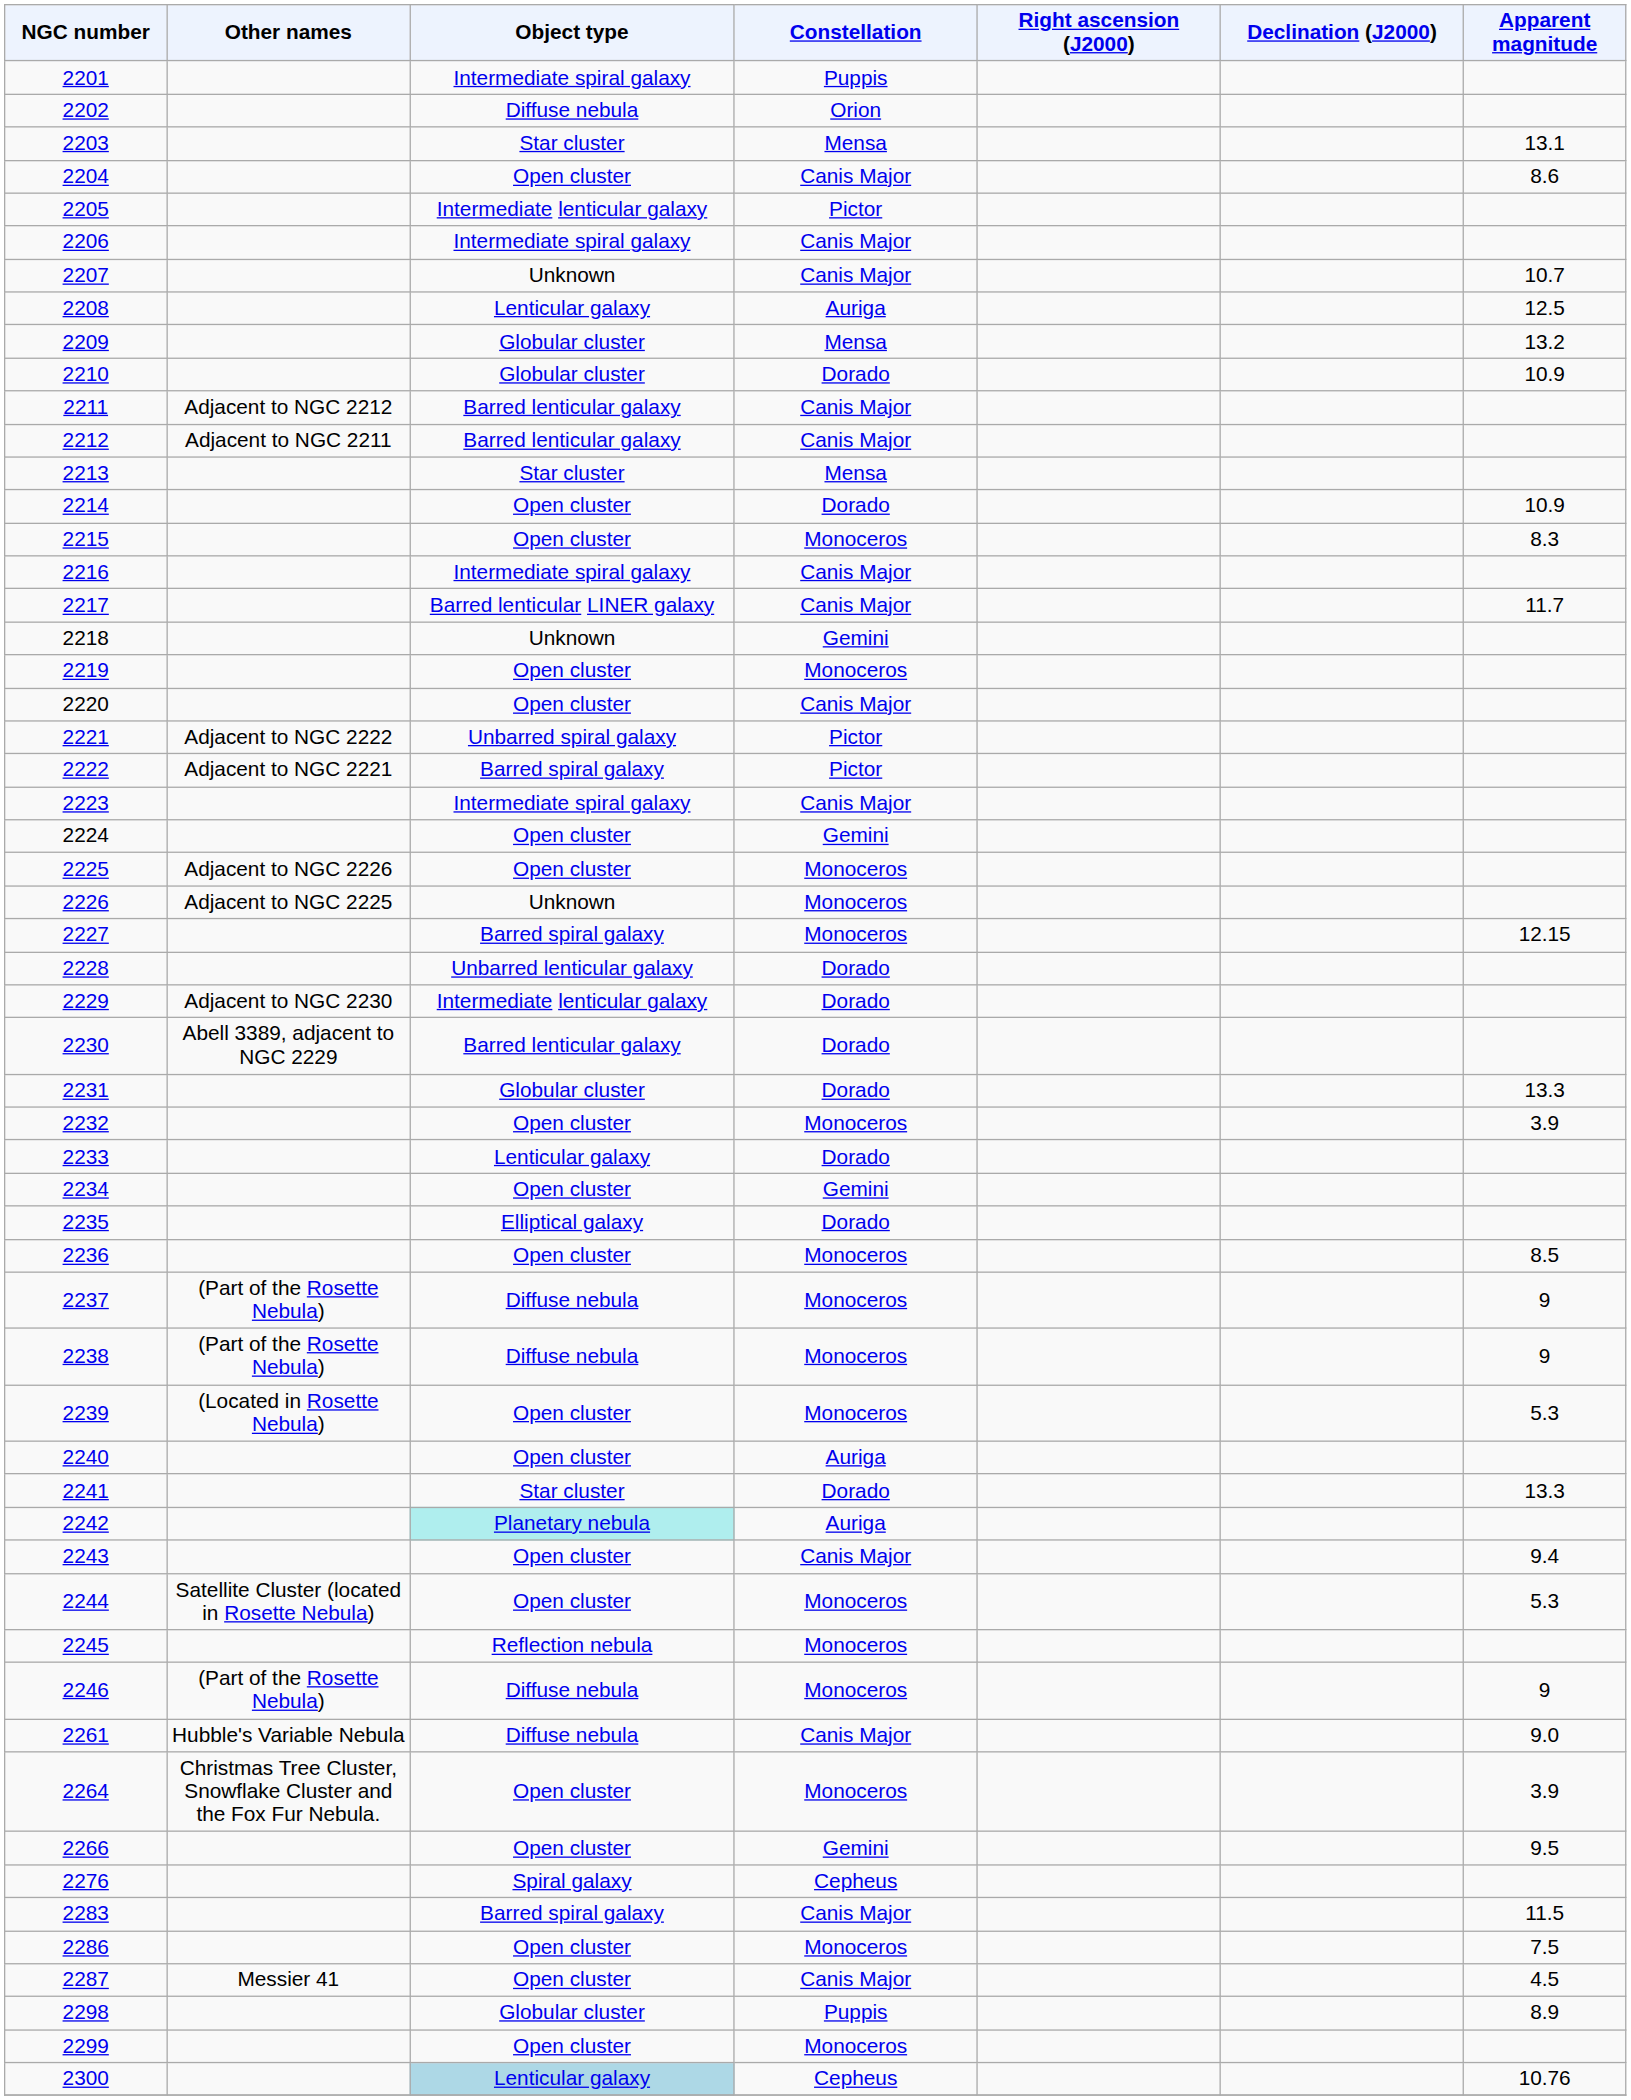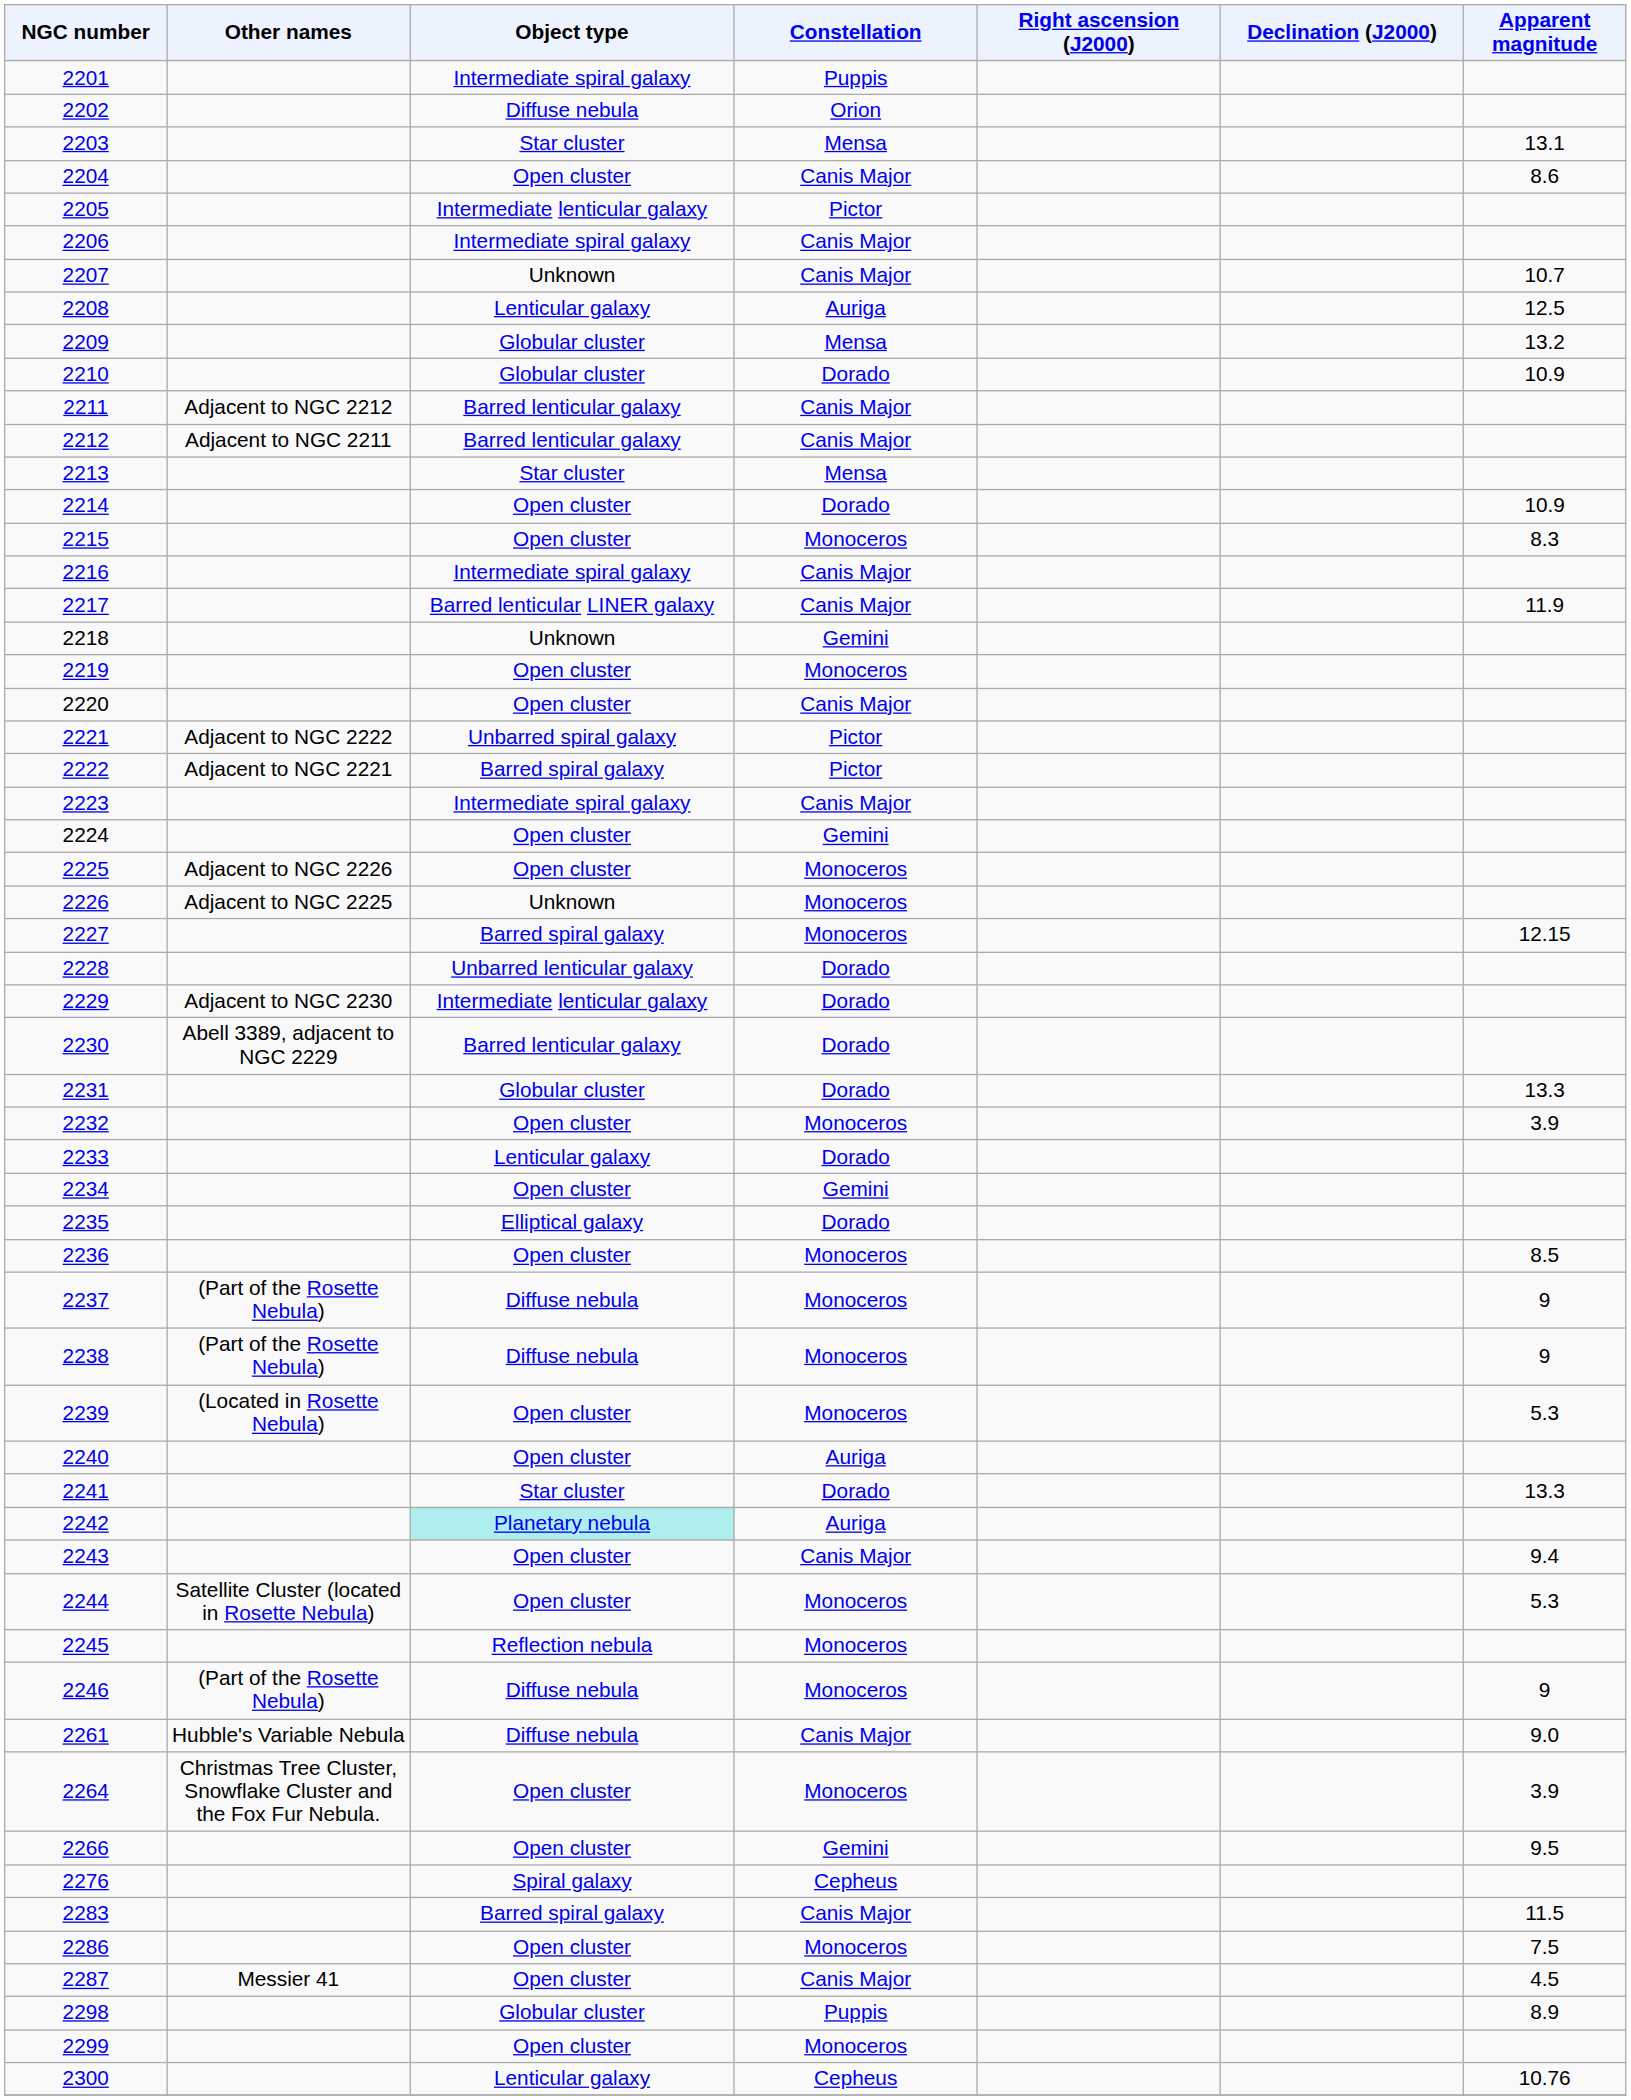(1545, 605) 11.7 -> (1545, 605) 11.9
(572, 2078) lightblue background -> (572, 2078) no background
